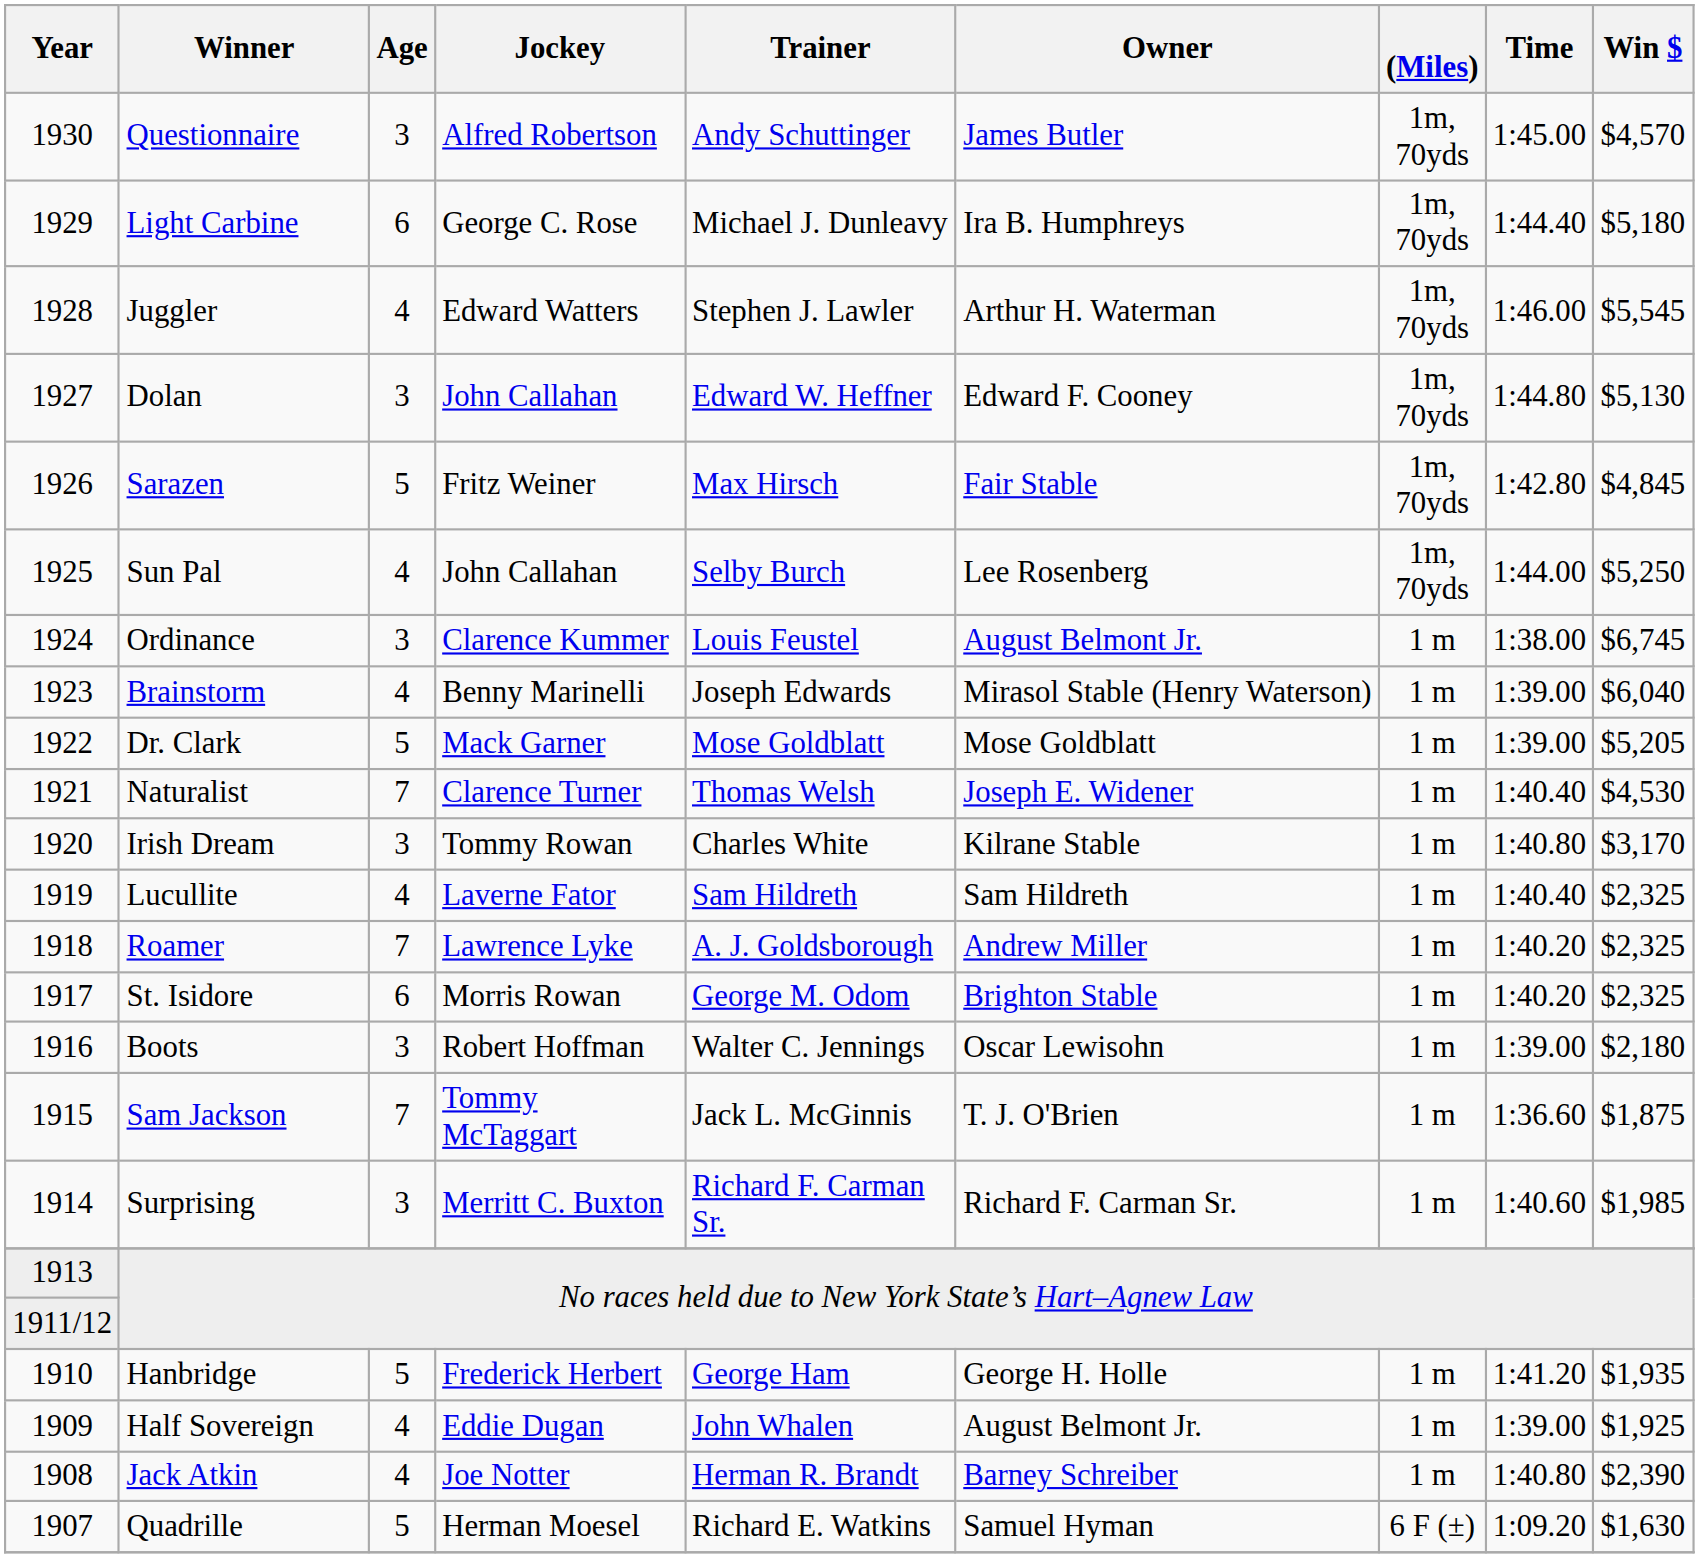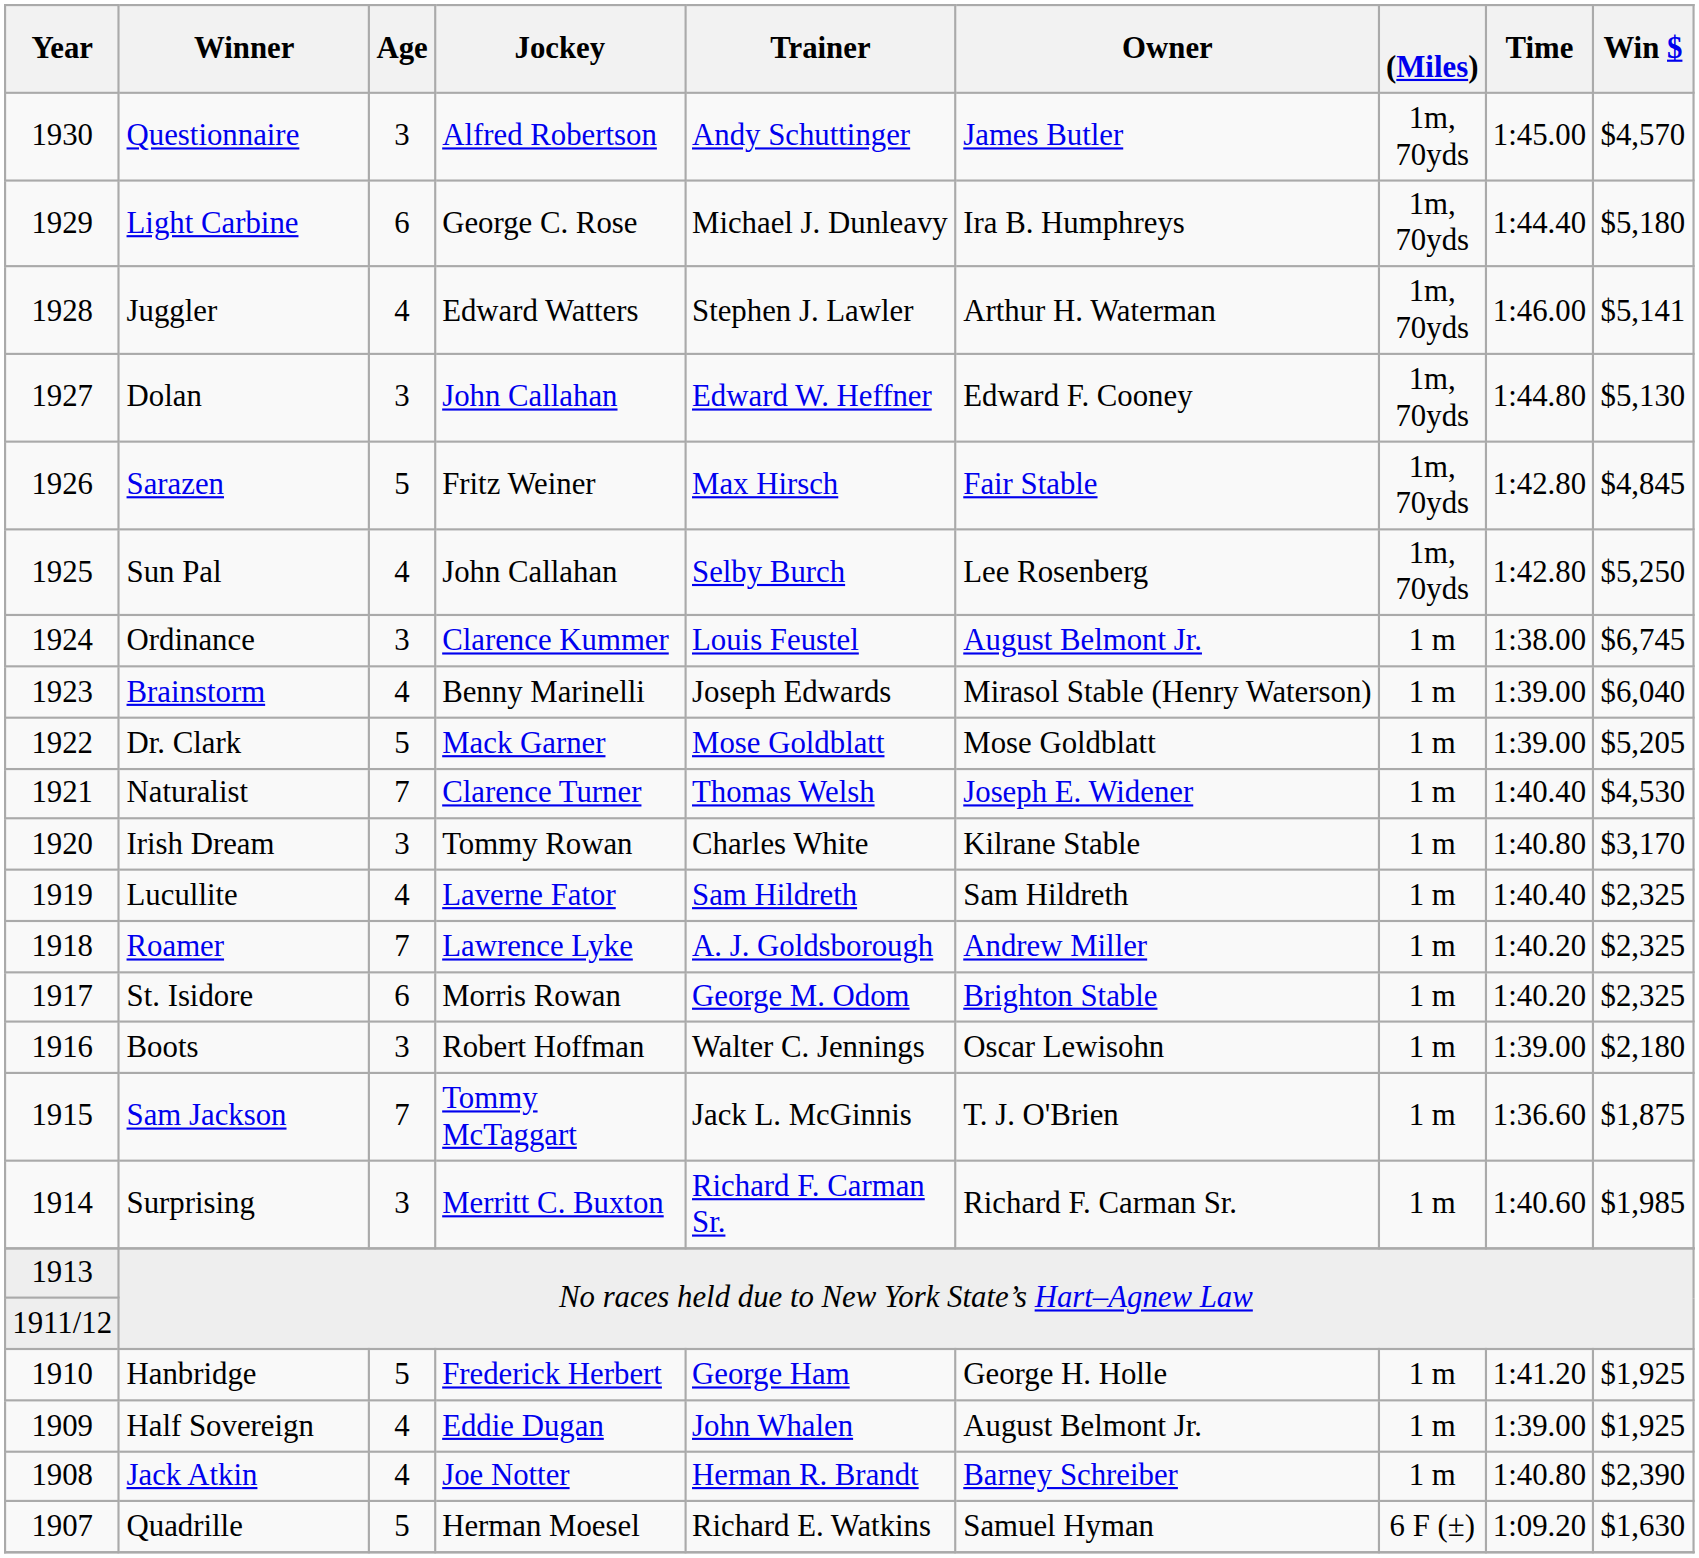(1643, 310) $5,545 -> (1643, 310) $5,141
(1540, 571) 1:44.00 -> (1540, 571) 1:42.80
(1643, 1374) $1,935 -> (1643, 1374) $1,925
